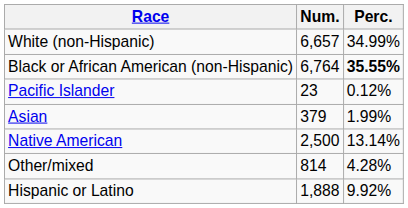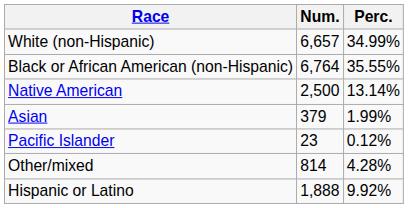(373, 66) bold -> (373, 66) normal
rows swapped: (65, 141) <-> (61, 91)
